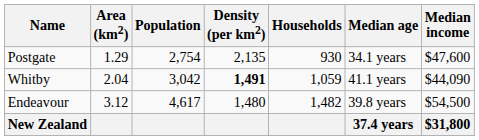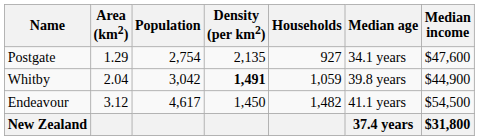(331, 57) 930 -> (331, 57) 927
(377, 79) 41.1 years -> (377, 79) 39.8 years
(448, 79) $44,090 -> (448, 79) $44,900
(250, 102) 1,480 -> (250, 102) 1,450
(377, 102) 39.8 years -> (377, 102) 41.1 years
